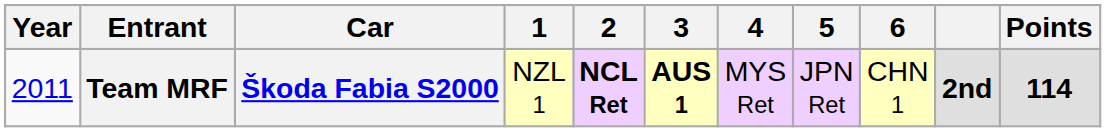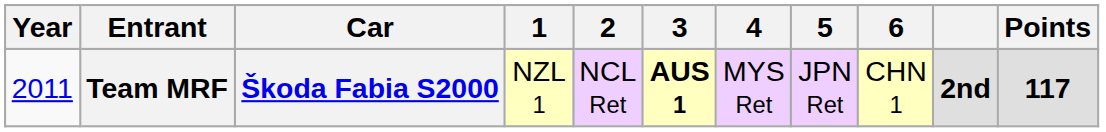(609, 88) bold -> (608, 86) normal
(1049, 88) 114 -> (1048, 88) 117
